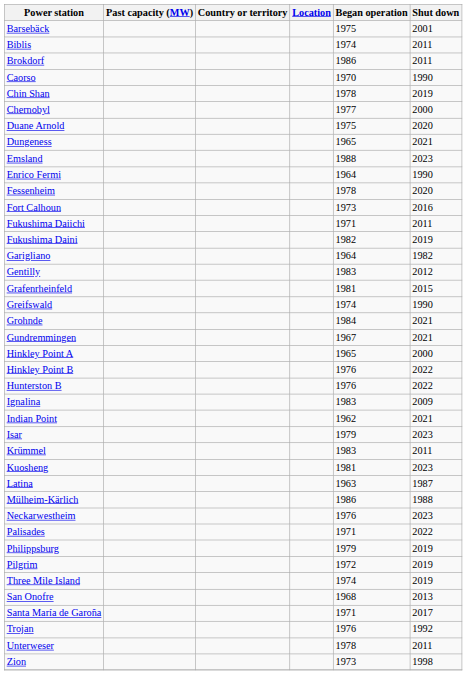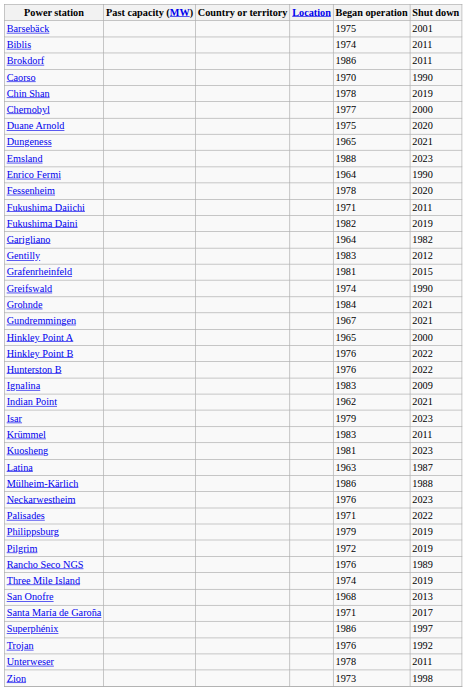- row: (34, 207)
+ row: (45, 564)
+ row: (33, 629)
